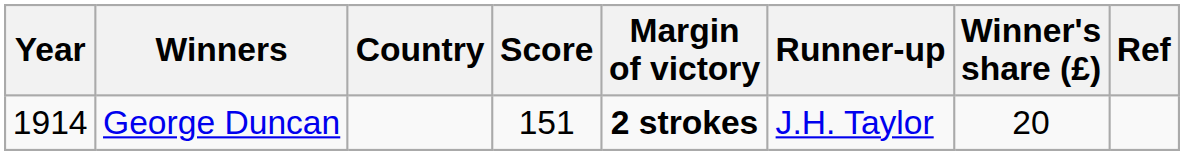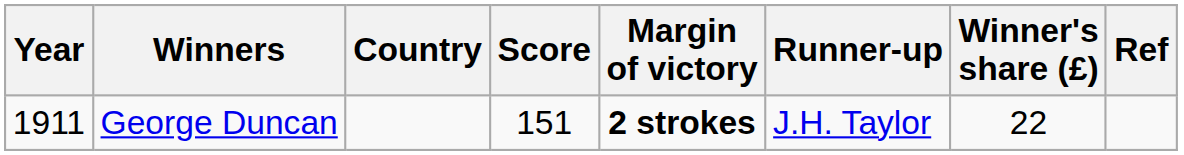(50, 122) 1914 -> (49, 122) 1911
(1031, 122) 20 -> (1029, 122) 22
